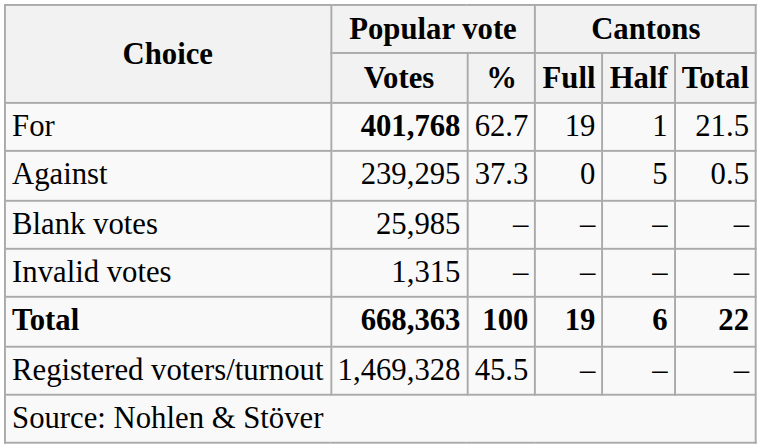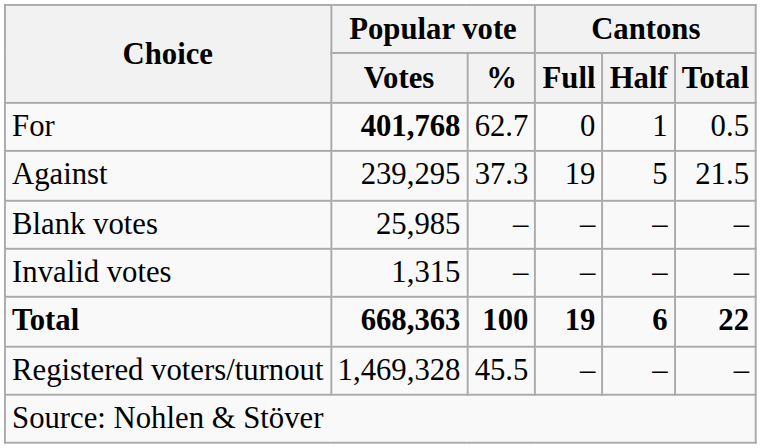(580, 126) 19 -> (588, 126) 0
(722, 126) 21.5 -> (730, 126) 0.5
(588, 175) 0 -> (580, 175) 19
(730, 175) 0.5 -> (722, 175) 21.5
